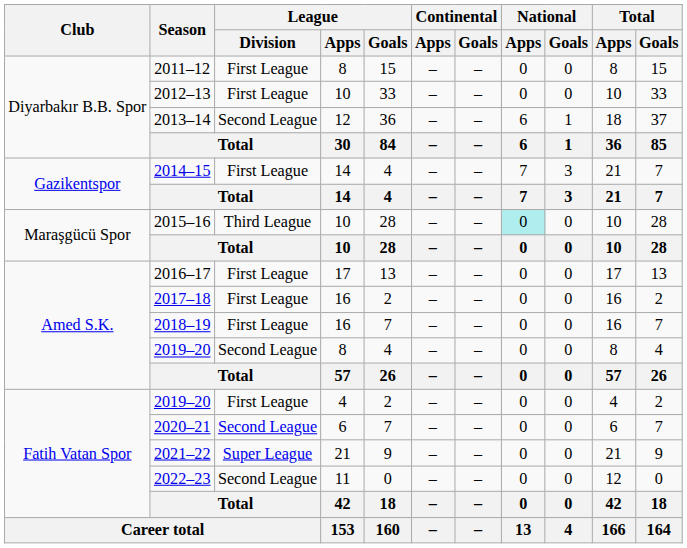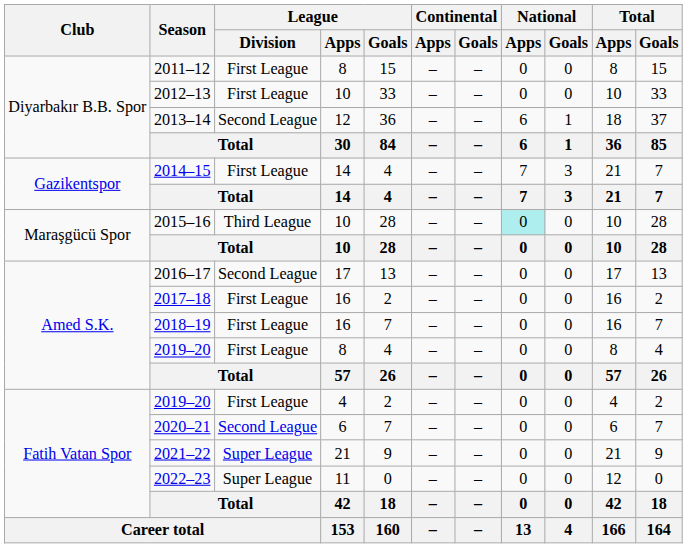(268, 273) First League -> (268, 273) Second League
(268, 350) Second League -> (268, 350) First League
(268, 478) Second League -> (268, 478) Super League
